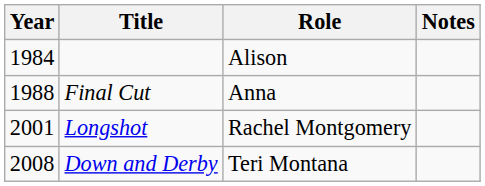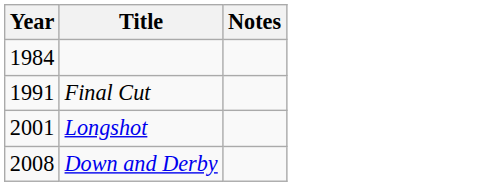- column: (320, 22)
(32, 92) 1988 -> (32, 92) 1991
